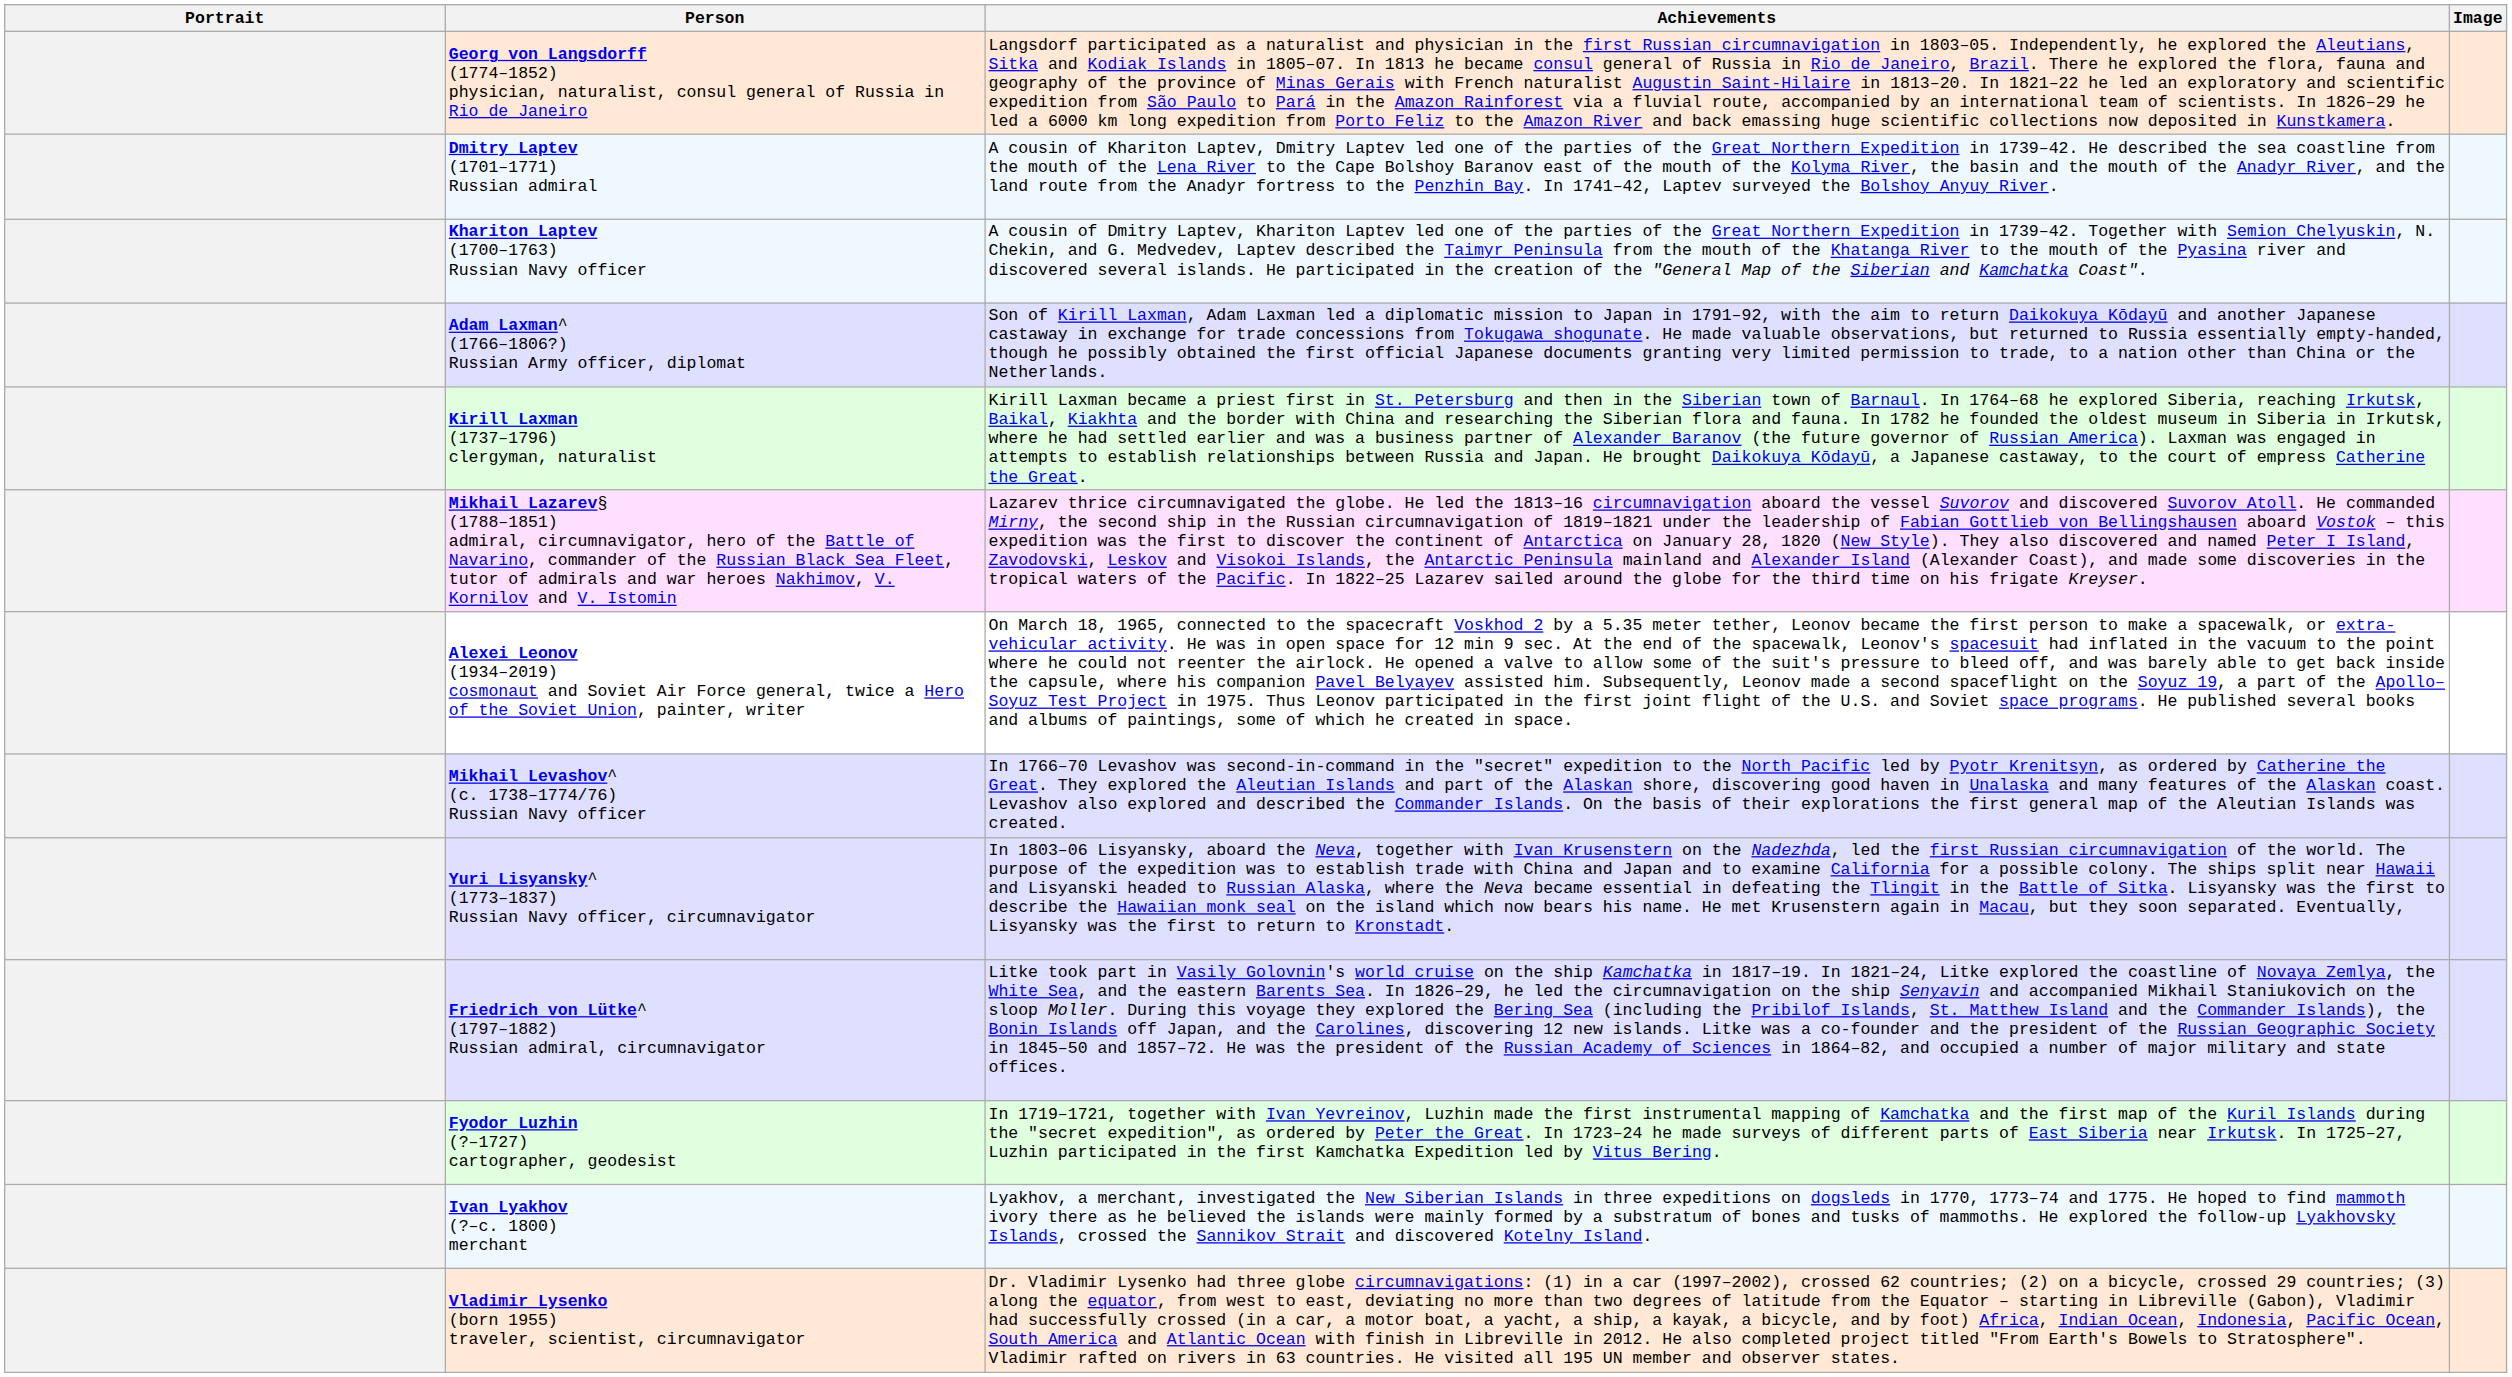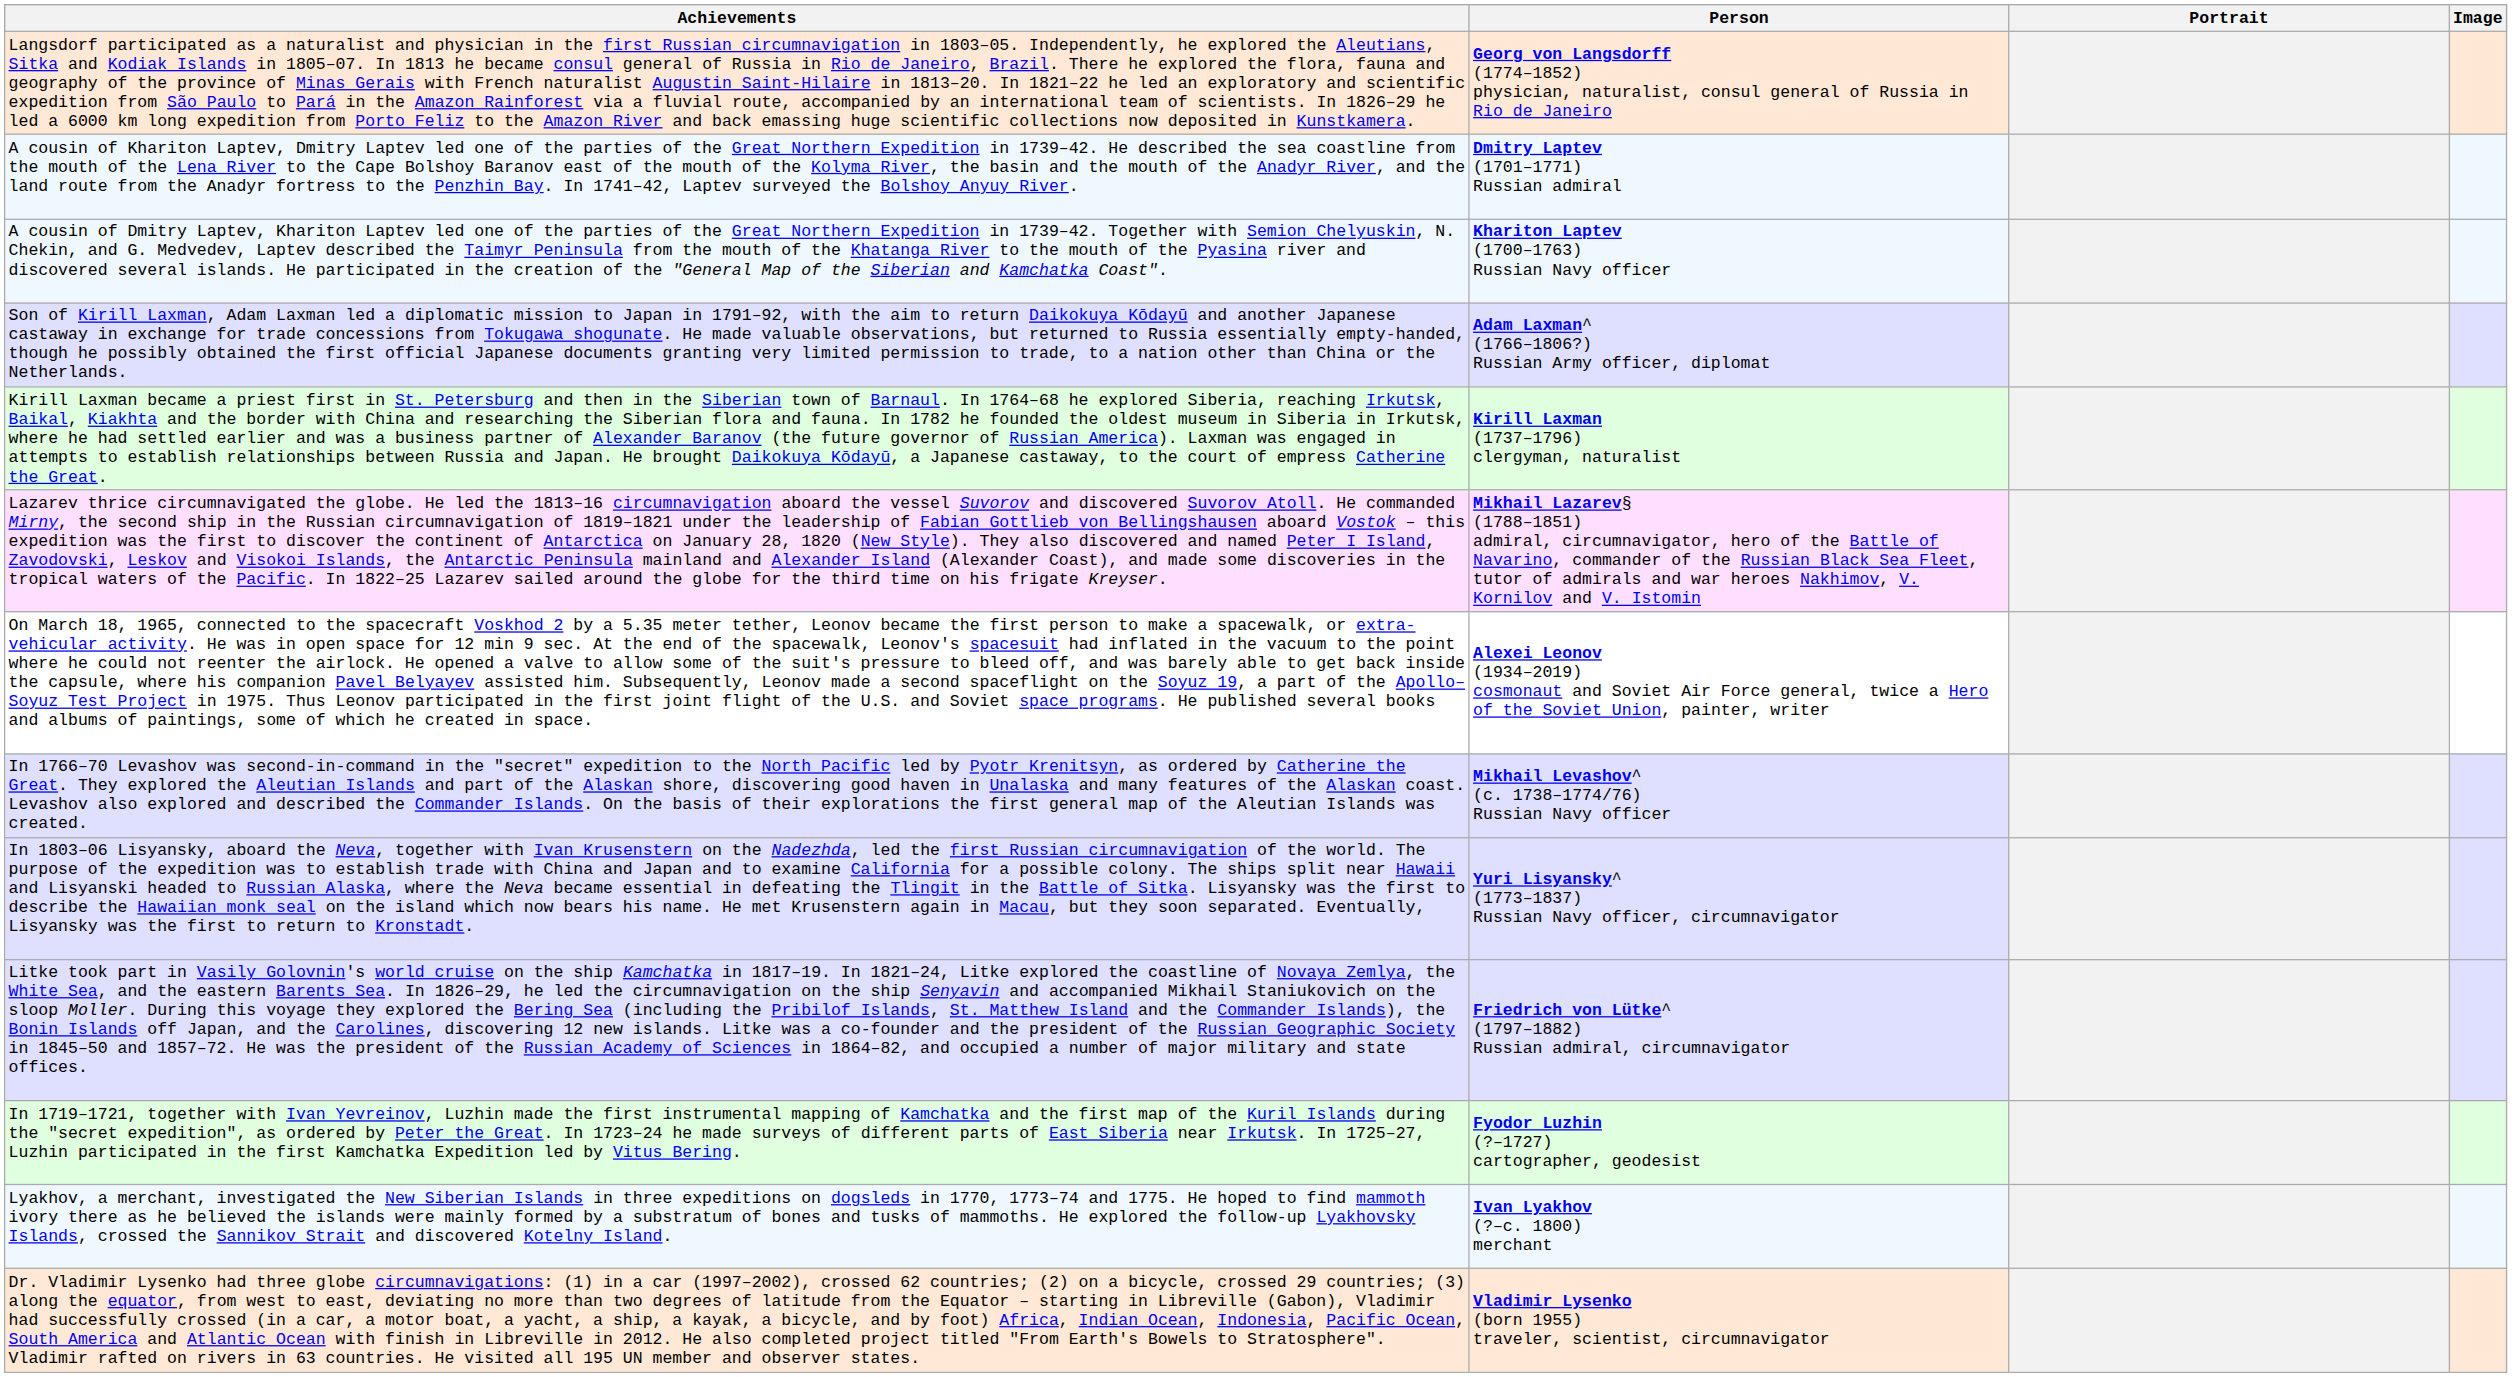columns swapped: (225, 18) <-> (1717, 18)
